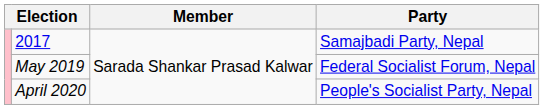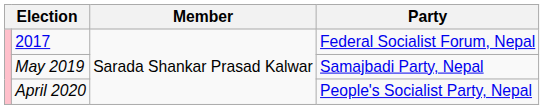(402, 41) Samajbadi Party, Nepal -> (428, 41) Federal Socialist Forum, Nepal
(428, 66) Federal Socialist Forum, Nepal -> (402, 66) Samajbadi Party, Nepal
